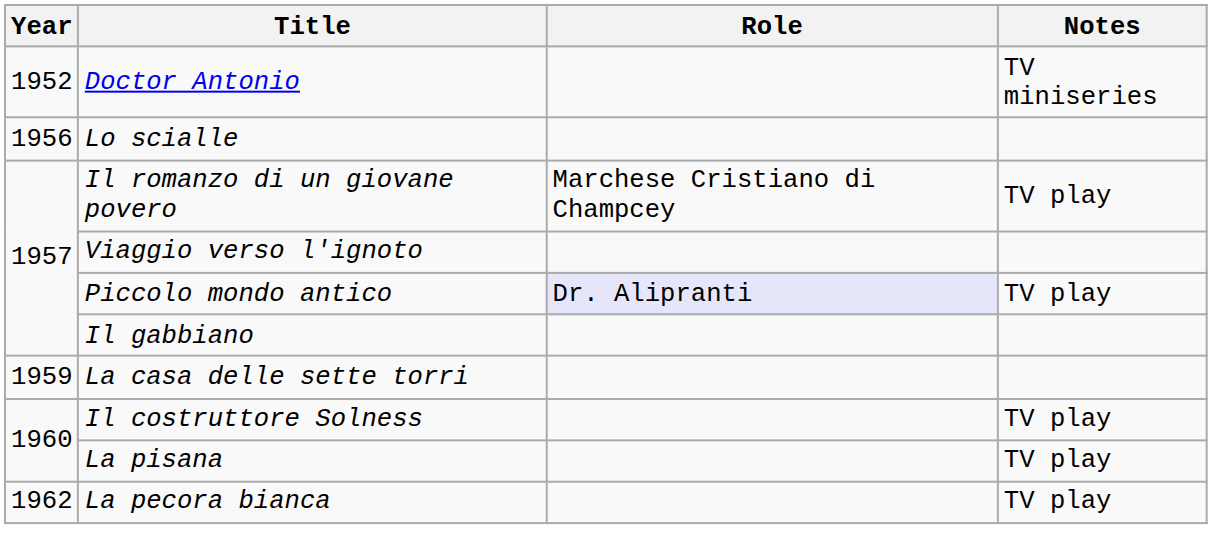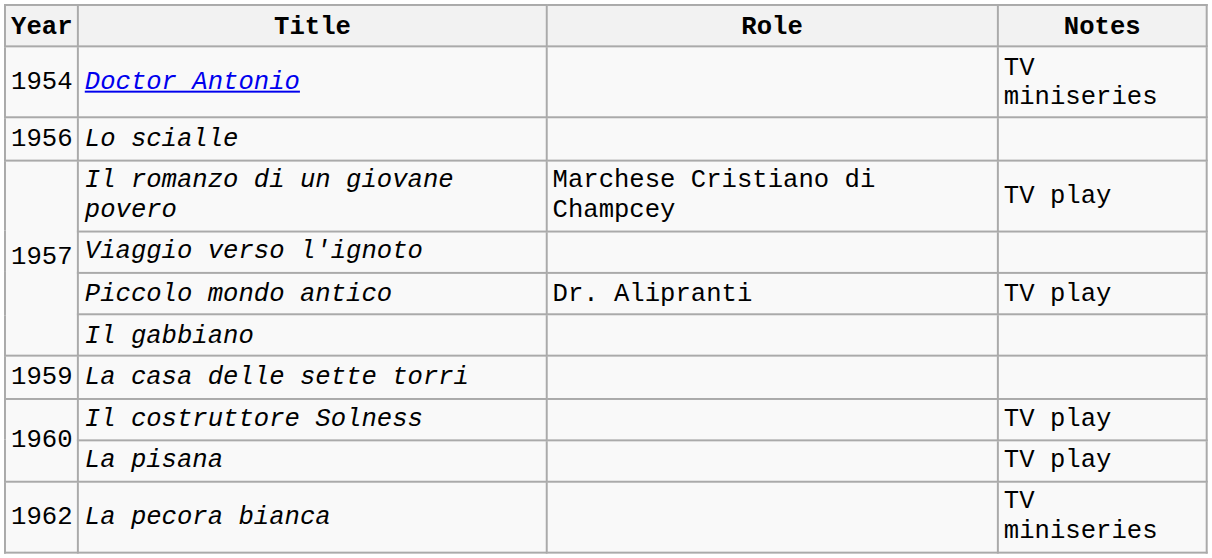(42, 82) 1952 -> (42, 82) 1954
(652, 294) lavender background -> (652, 294) no background
(1058, 502) TV play -> (1081, 517) TV miniseries
